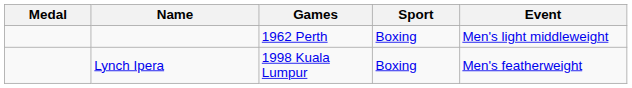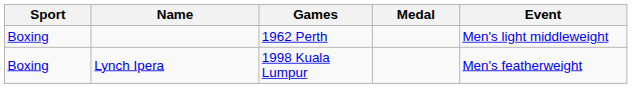columns swapped: (48, 15) <-> (416, 15)
